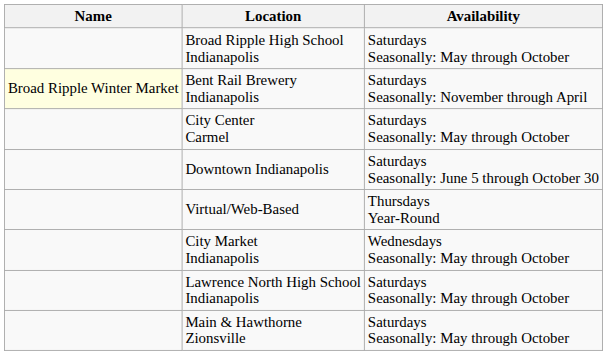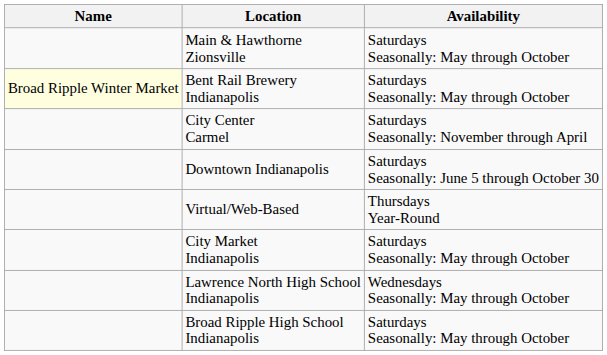rows swapped: (265, 48) <-> (244, 330)
(478, 88) Saturdays Seasonally: November through April -> (468, 88) Saturdays Seasonally: May through October
(468, 128) Saturdays Seasonally: May through October -> (478, 128) Saturdays Seasonally: November through April
(468, 249) Wednesdays Seasonally: May through October -> (468, 249) Saturdays Seasonally: May through October
(468, 290) Saturdays Seasonally: May through October -> (468, 290) Wednesdays Seasonally: May through October
